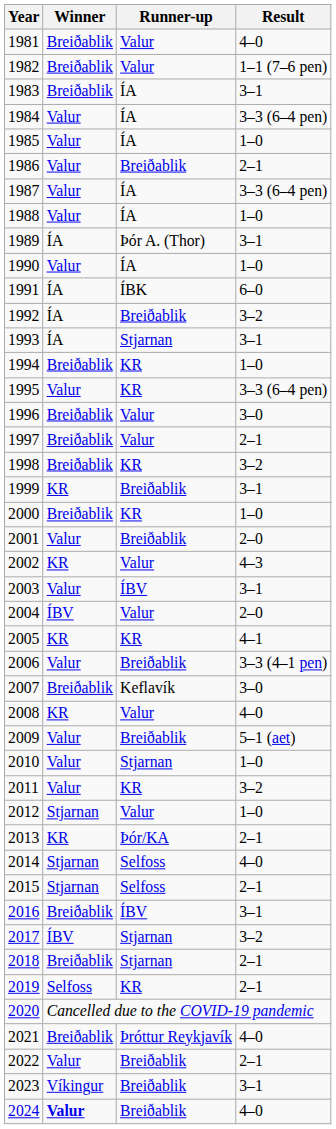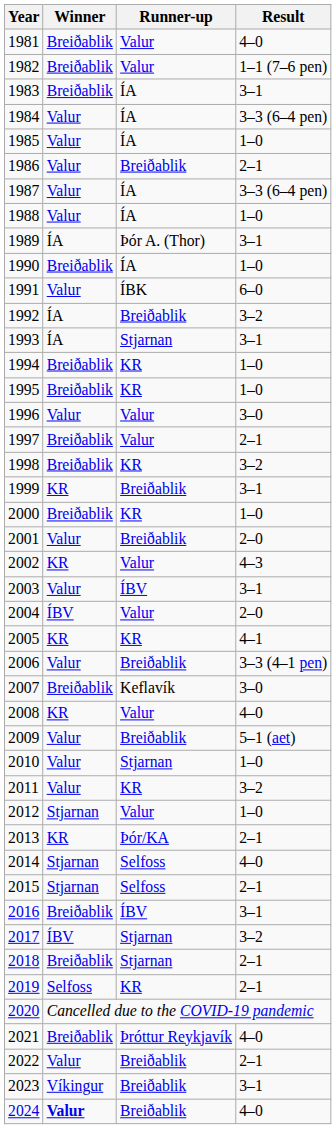(64, 265) Valur -> (80, 265) Breiðablik
(55, 290) ÍA -> (64, 290) Valur
(64, 389) Valur -> (80, 389) Breiðablik
(283, 389) 3–3 (6–4 pen) -> (251, 389) 1–0
(80, 414) Breiðablik -> (64, 414) Valur
